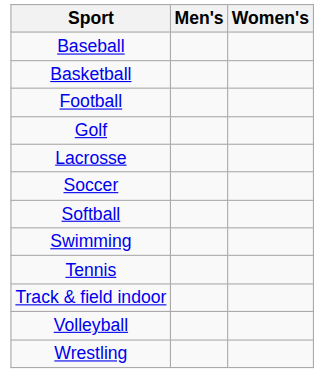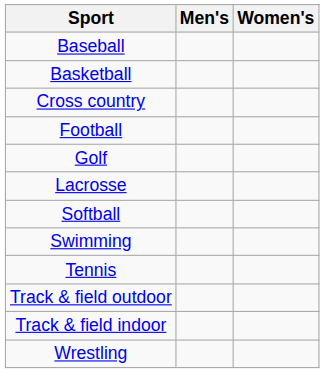+ row: (91, 102)
- row: (91, 185)
+ row: (91, 297)
- row: (91, 325)
